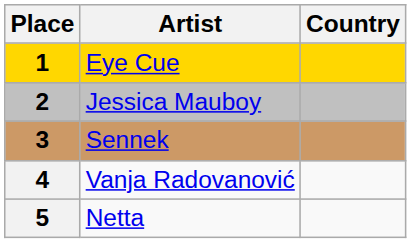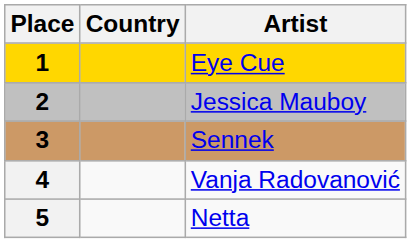columns swapped: (353, 23) <-> (190, 23)
